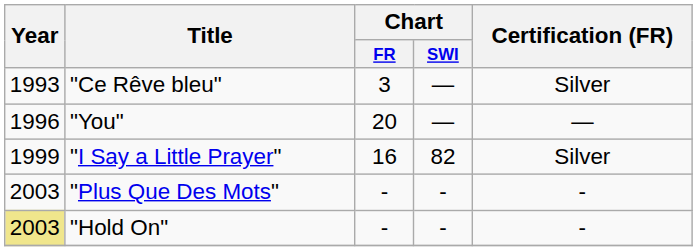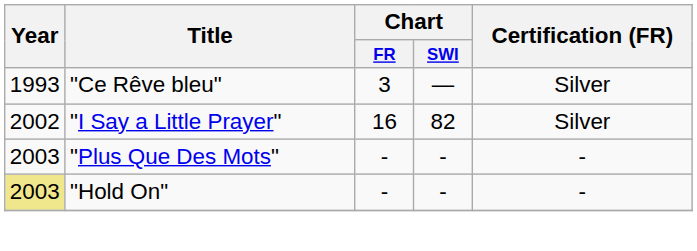- row: (97, 121)
(35, 156) 1999 -> (35, 121) 2002
